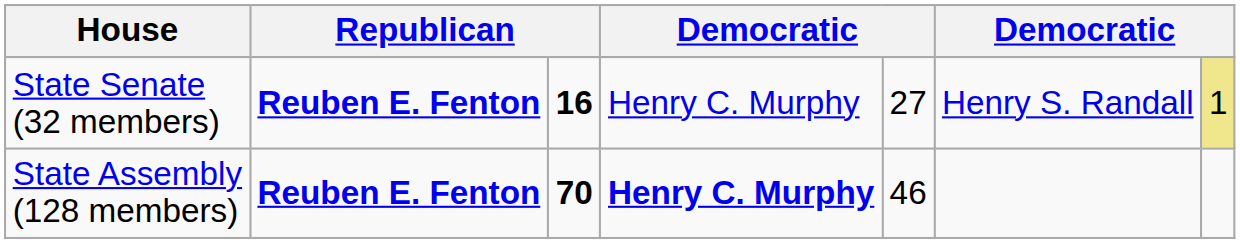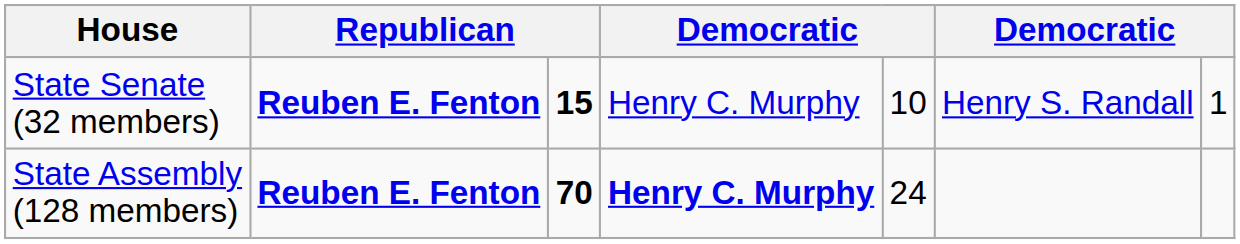(574, 102) 16 -> (574, 102) 15
(908, 102) 27 -> (908, 102) 10
(1218, 102) khaki background -> (1218, 102) no background
(908, 192) 46 -> (908, 192) 24
